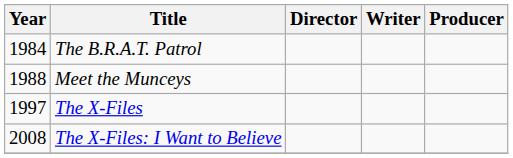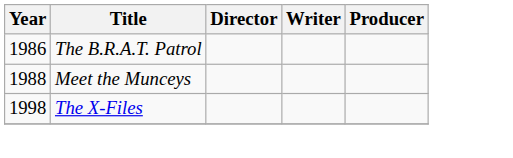(28, 49) 1984 -> (28, 49) 1986
(28, 108) 1997 -> (28, 108) 1998
- row: (168, 138)
